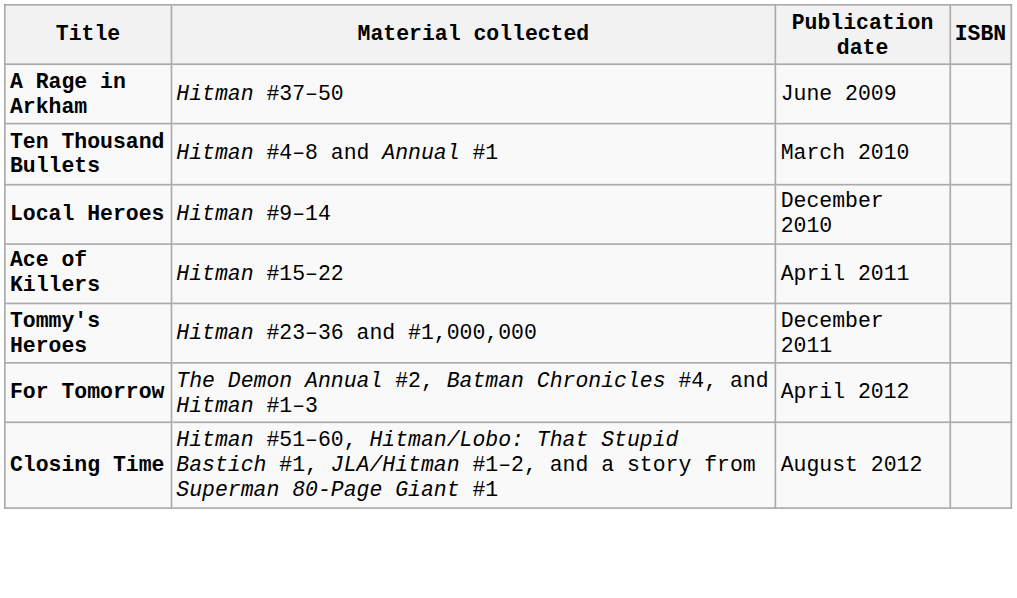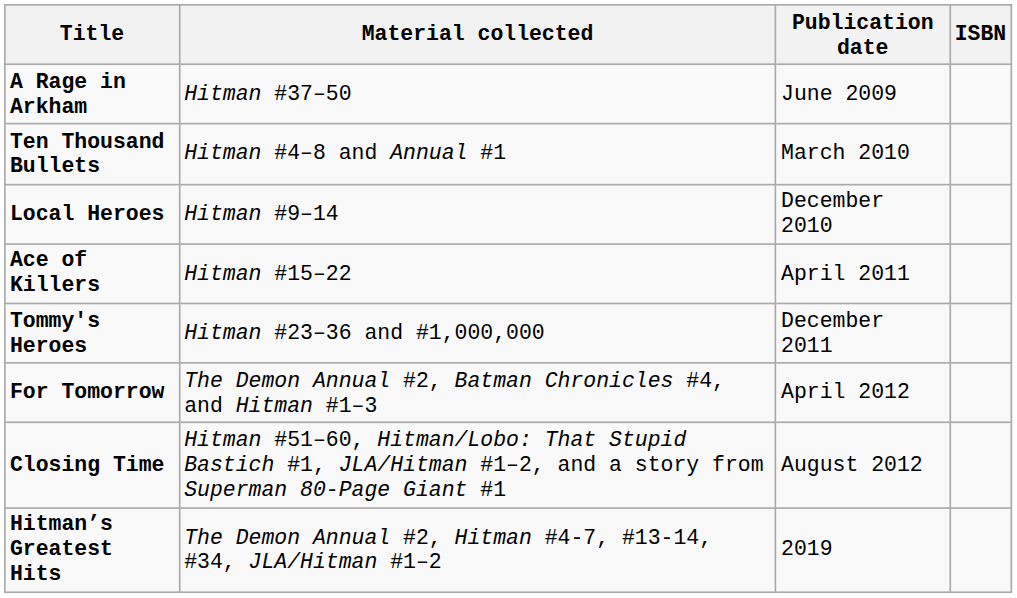+ row: (61, 549)
